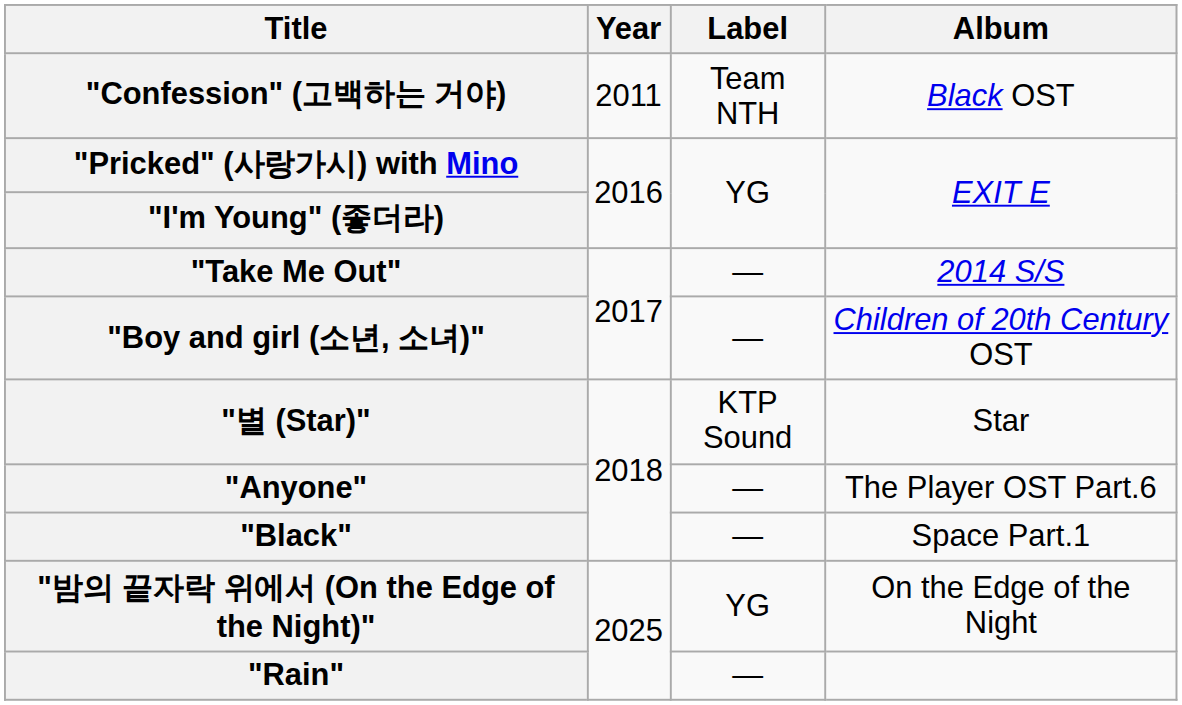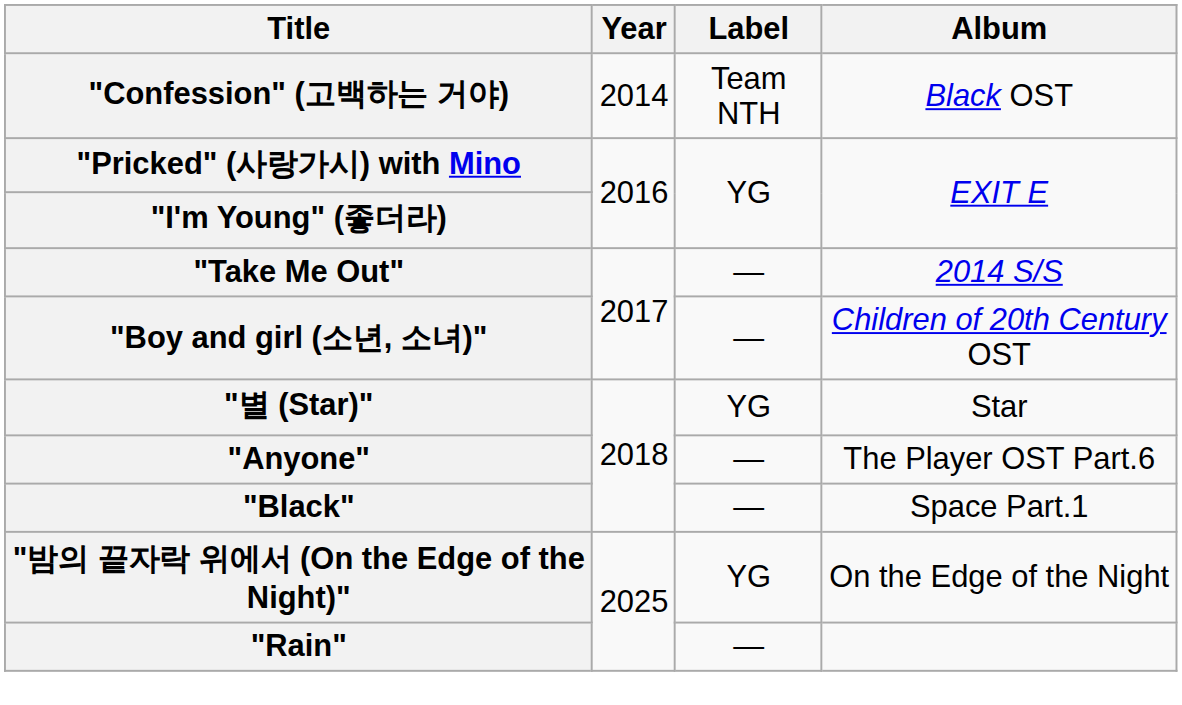(629, 95) 2011 -> (634, 95) 2014
(748, 421) KTP Sound -> (749, 406) YG
